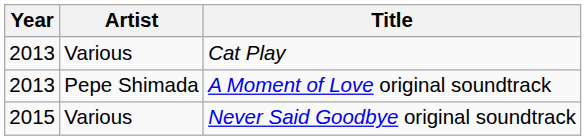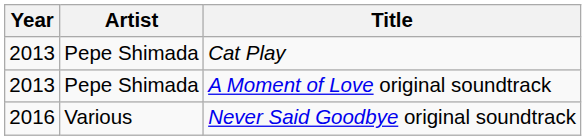(98, 53) Various -> (132, 53) Pepe Shimada
(32, 118) 2015 -> (32, 118) 2016
